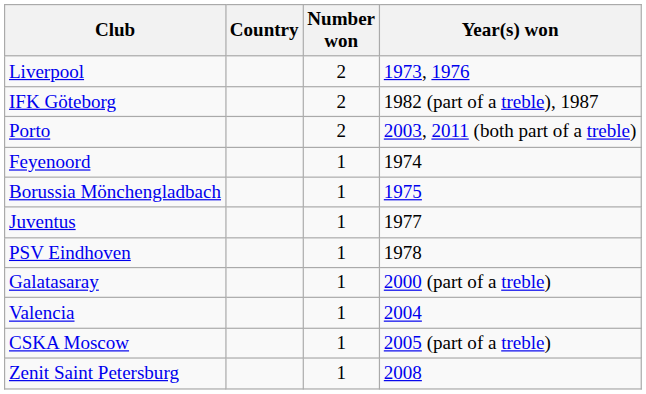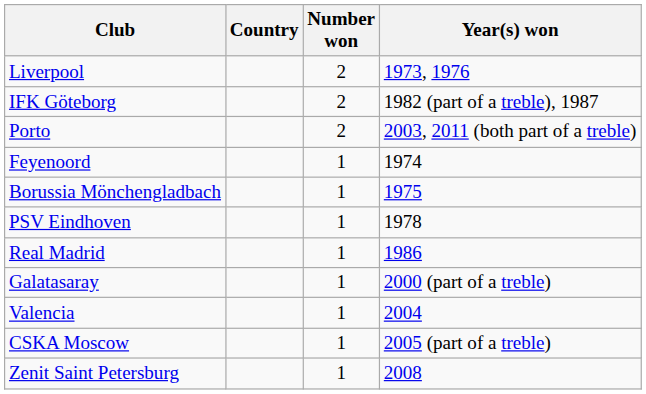- row: (42, 222)
+ row: (57, 252)
